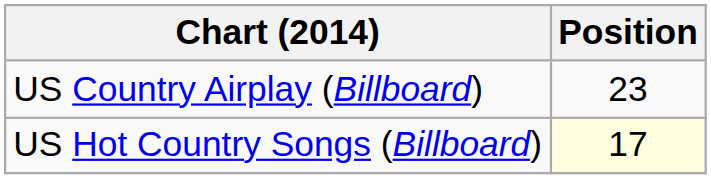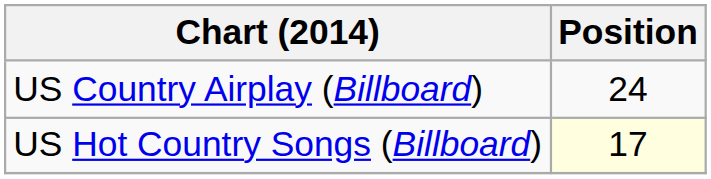(628, 88) 23 -> (628, 88) 24
